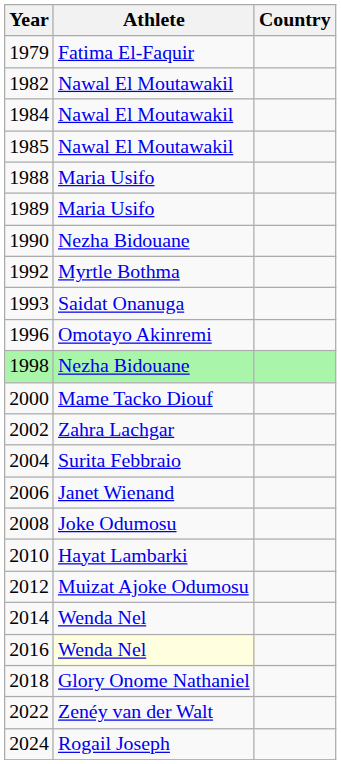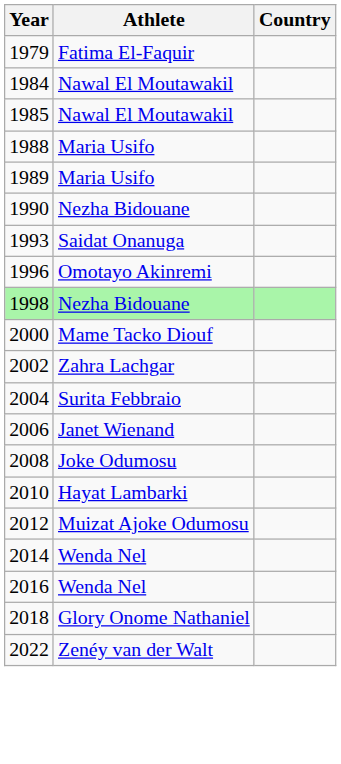- row: (29, 83)
- row: (29, 271)
(102, 649) lightyellow background -> (102, 586) no background
- row: (29, 743)
